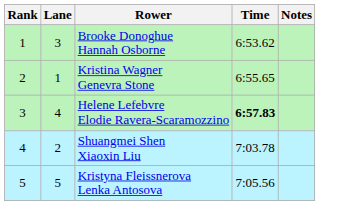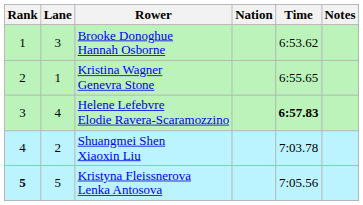+ column: (254, 14)
(23, 183) normal -> (23, 183) bold
